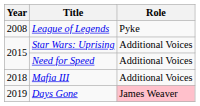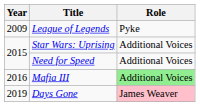(17, 28) 2008 -> (17, 28) 2009
(17, 77) 2018 -> (17, 77) 2016
(156, 77) no background -> (156, 77) lightgreen background
